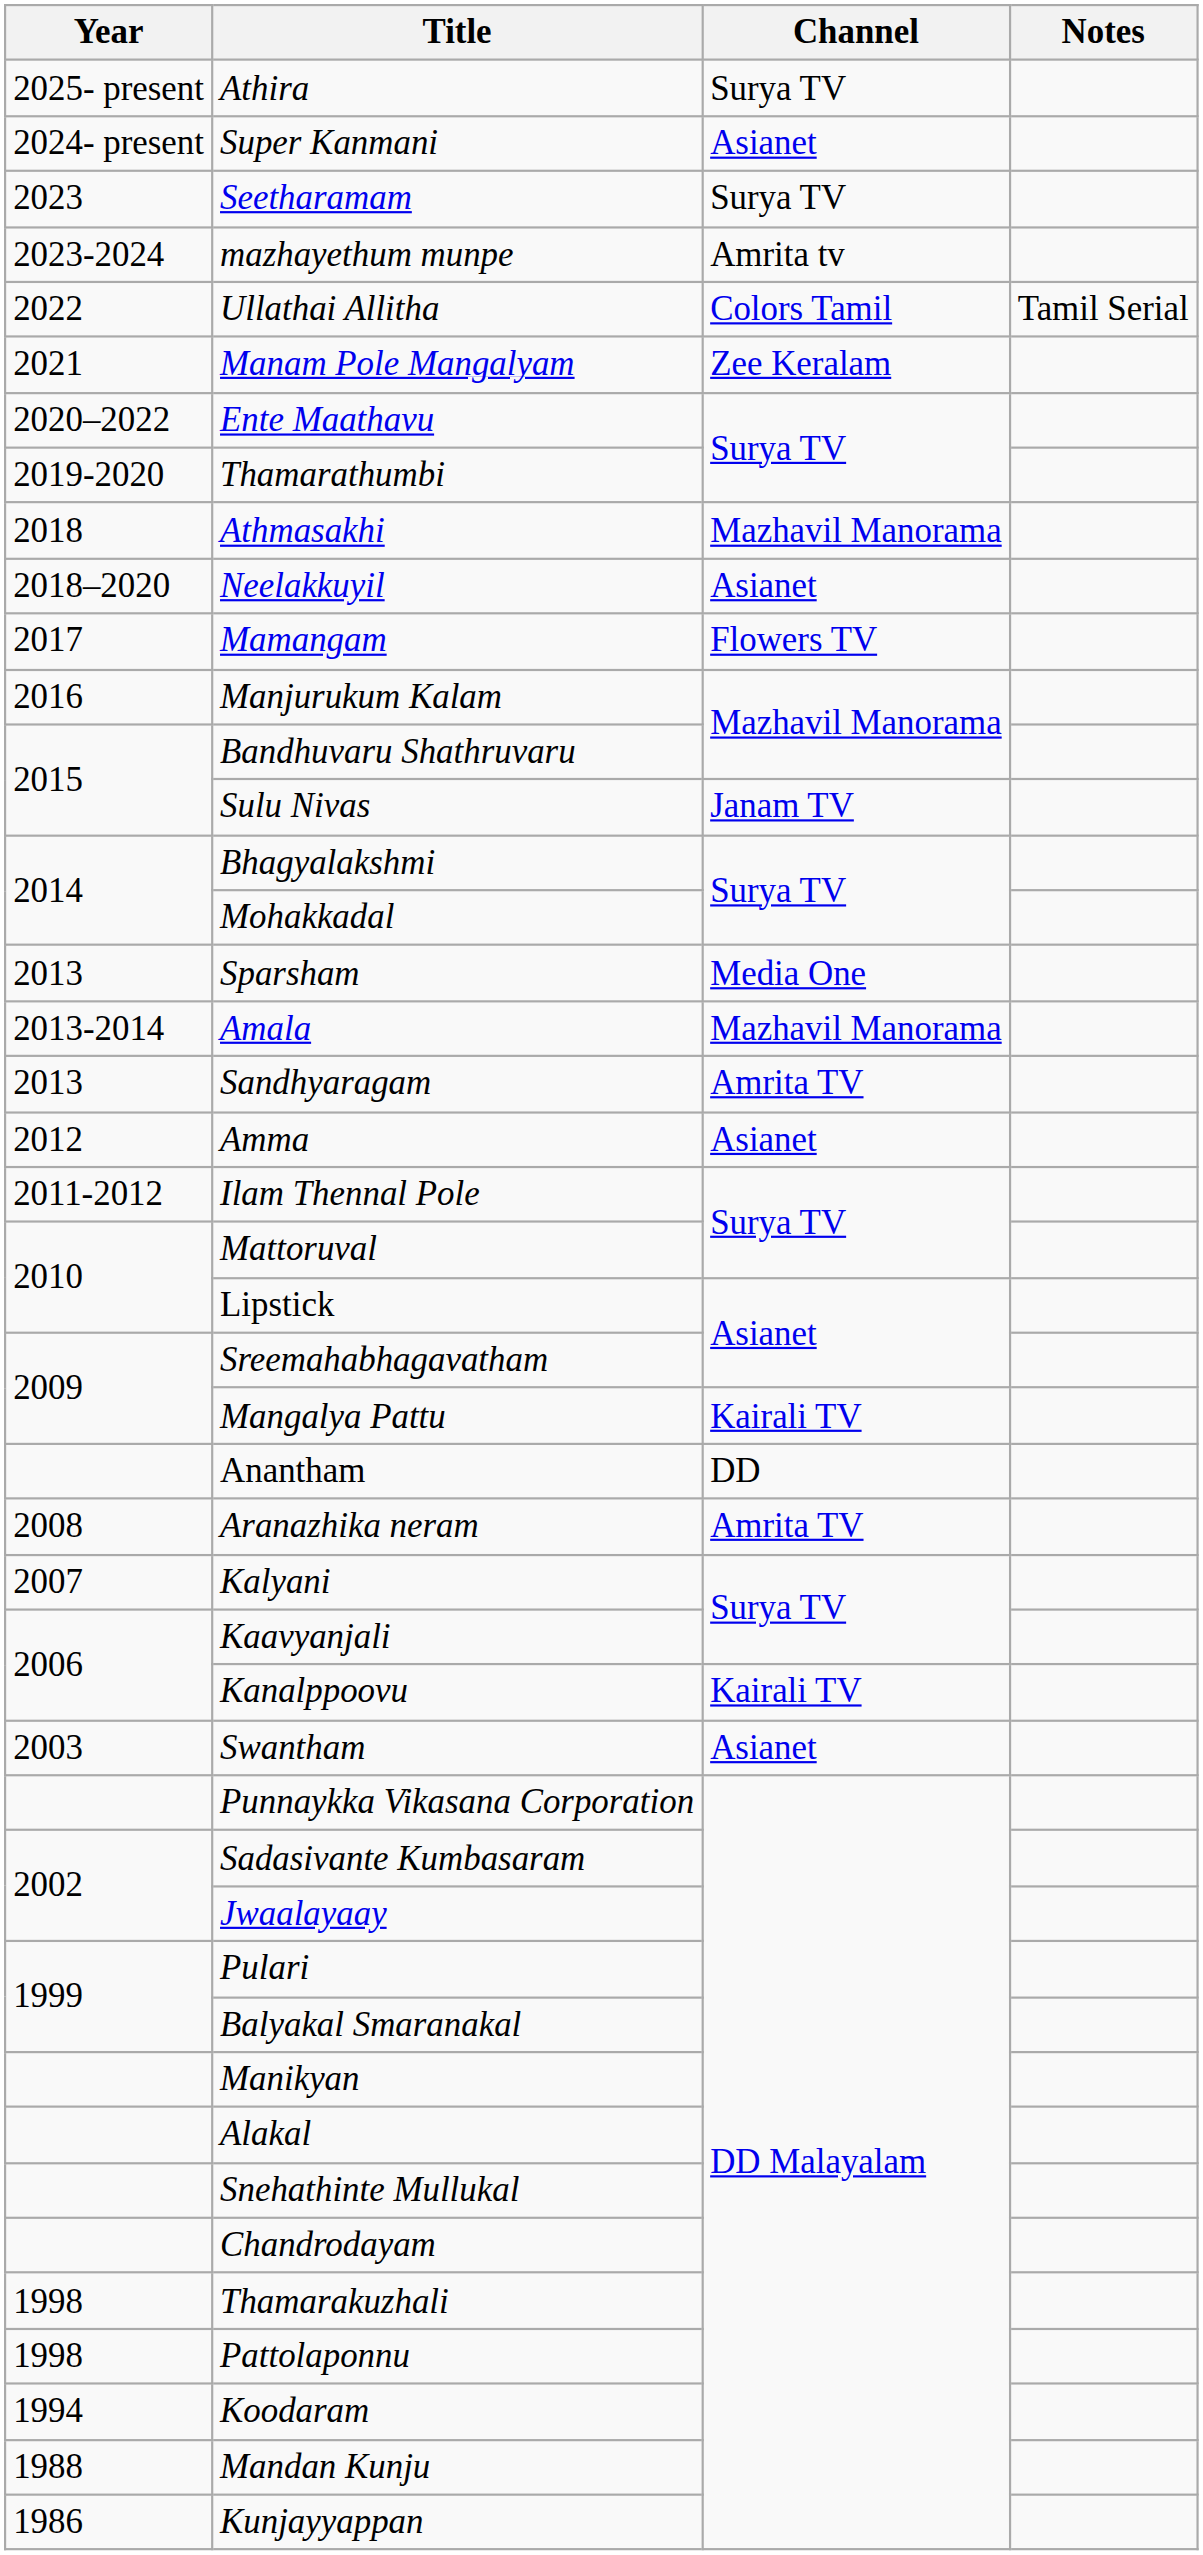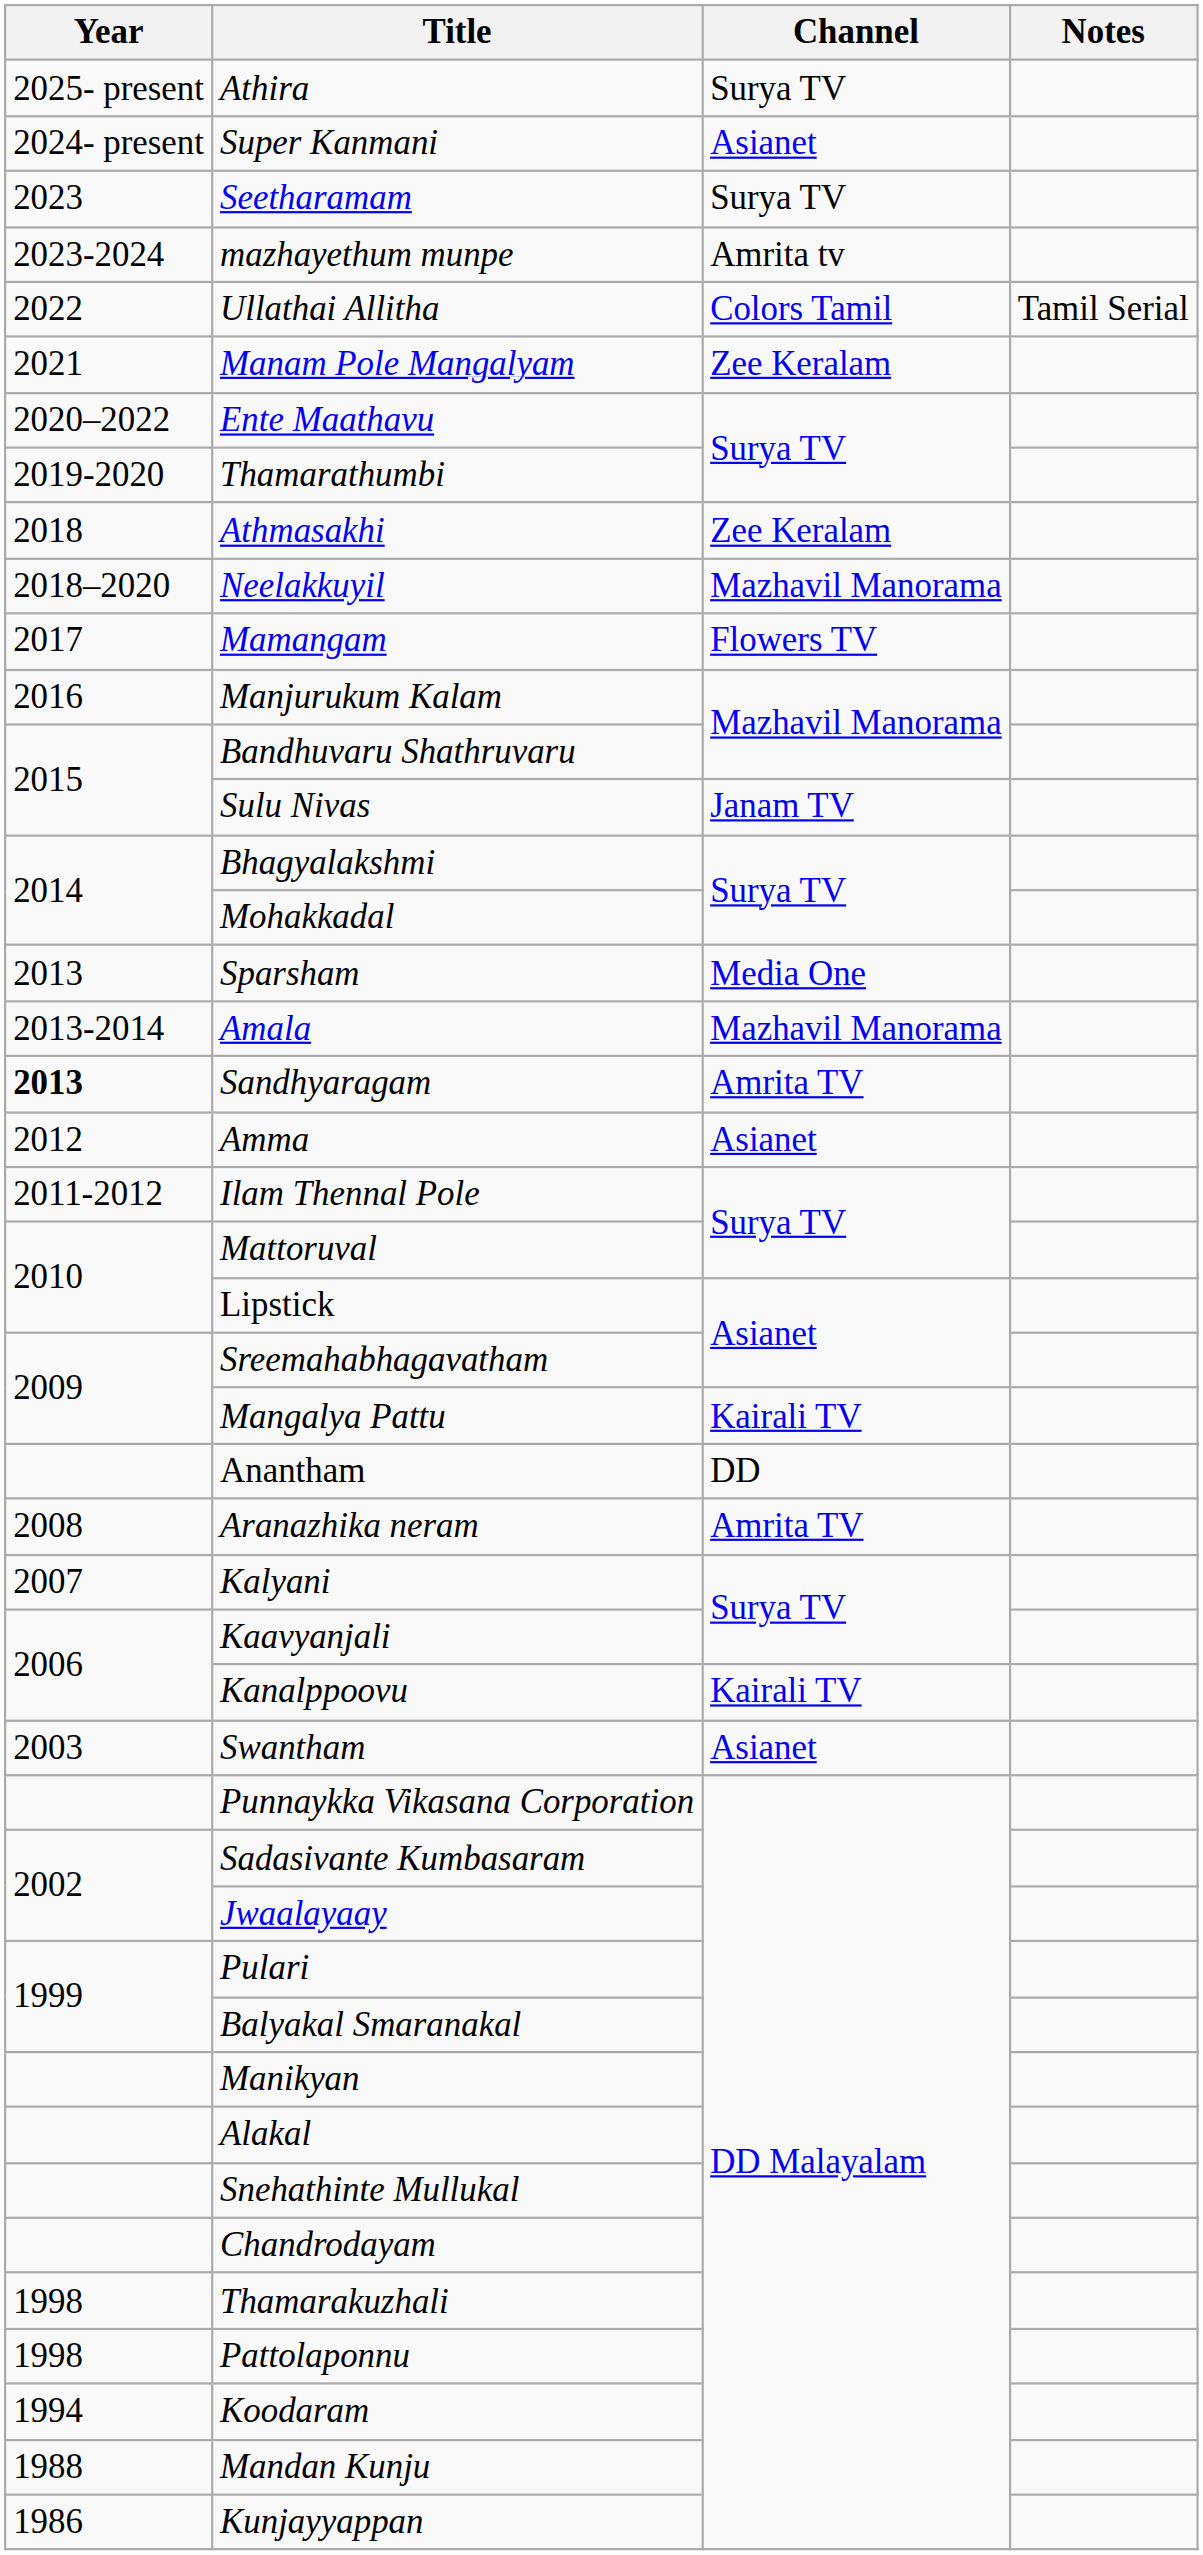(856, 530) Mazhavil Manorama -> (801, 530) Zee Keralam
(763, 585) Asianet -> (856, 585) Mazhavil Manorama
(48, 1083) normal -> (48, 1083) bold
